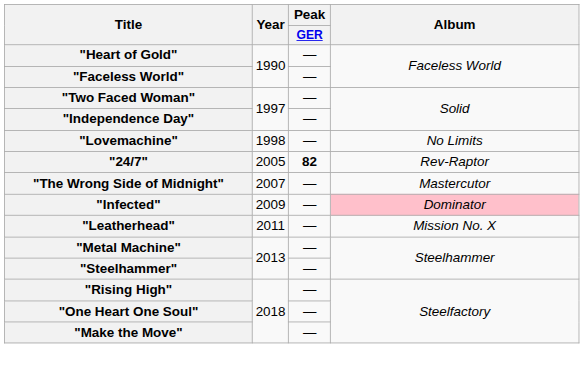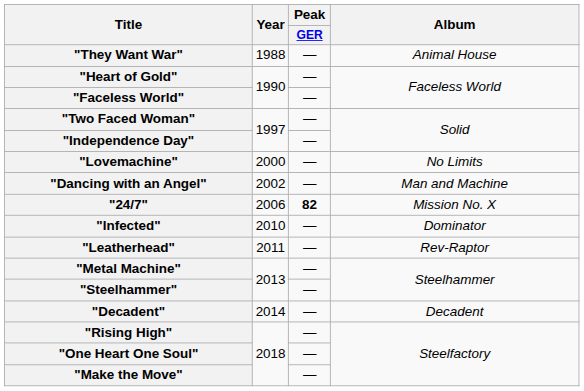+ row: (128, 55)
(271, 140) 1998 -> (271, 162) 2000
+ row: (128, 183)
(271, 162) 2005 -> (271, 204) 2006
(455, 162) Rev-Raptor -> (455, 204) Mission No. X
- row: (128, 183)
(271, 204) 2009 -> (271, 226) 2010
(455, 204) pink background -> (455, 226) no background
(455, 226) Mission No. X -> (455, 247) Rev-Raptor
+ row: (128, 311)
